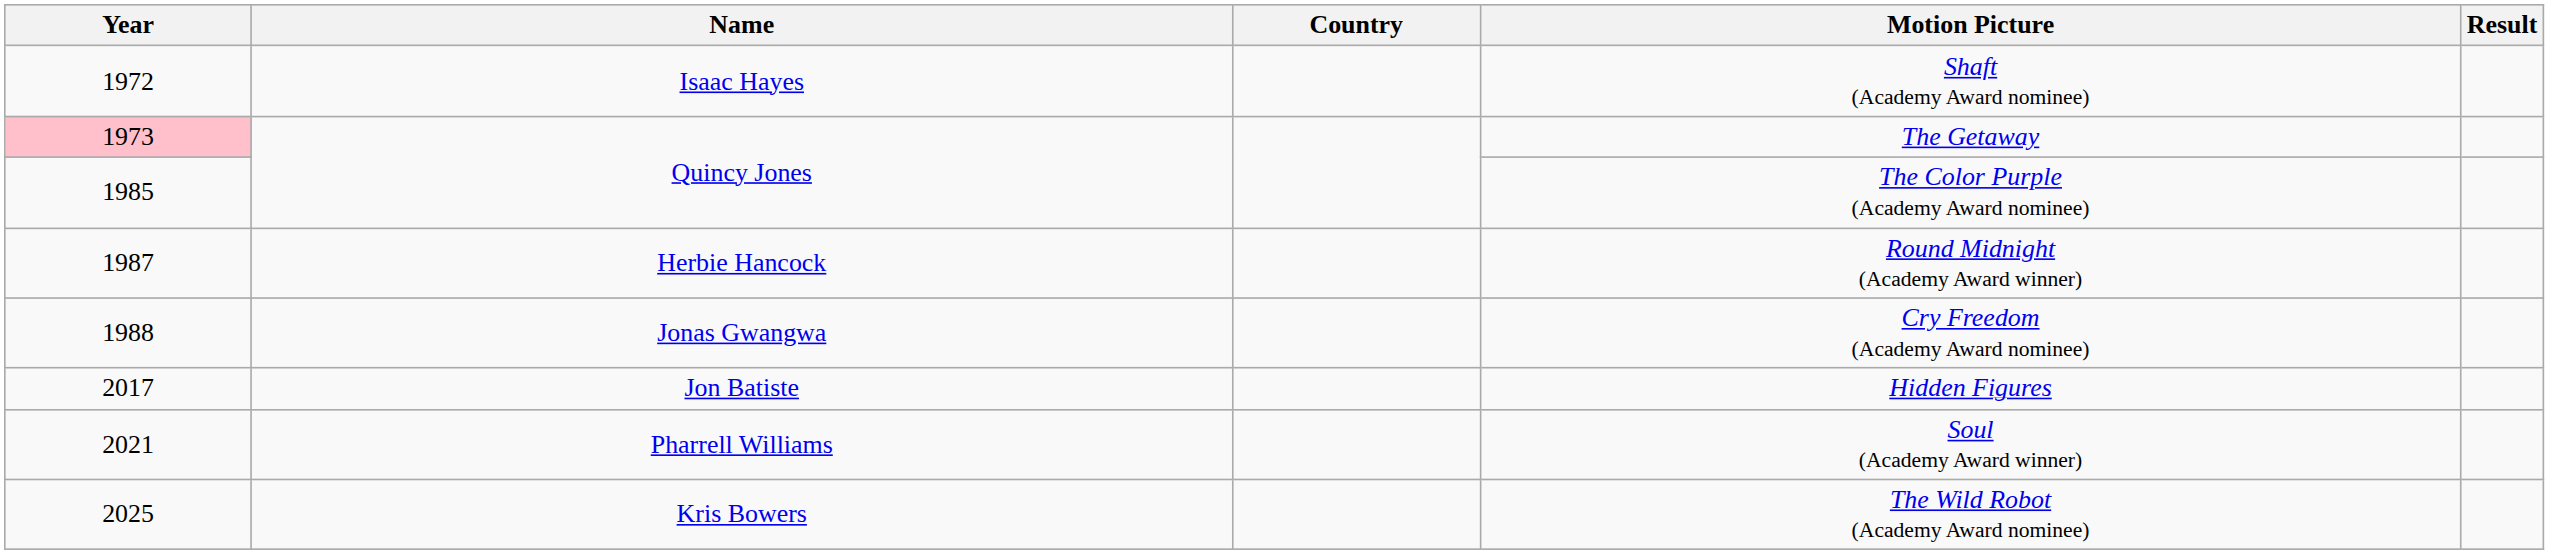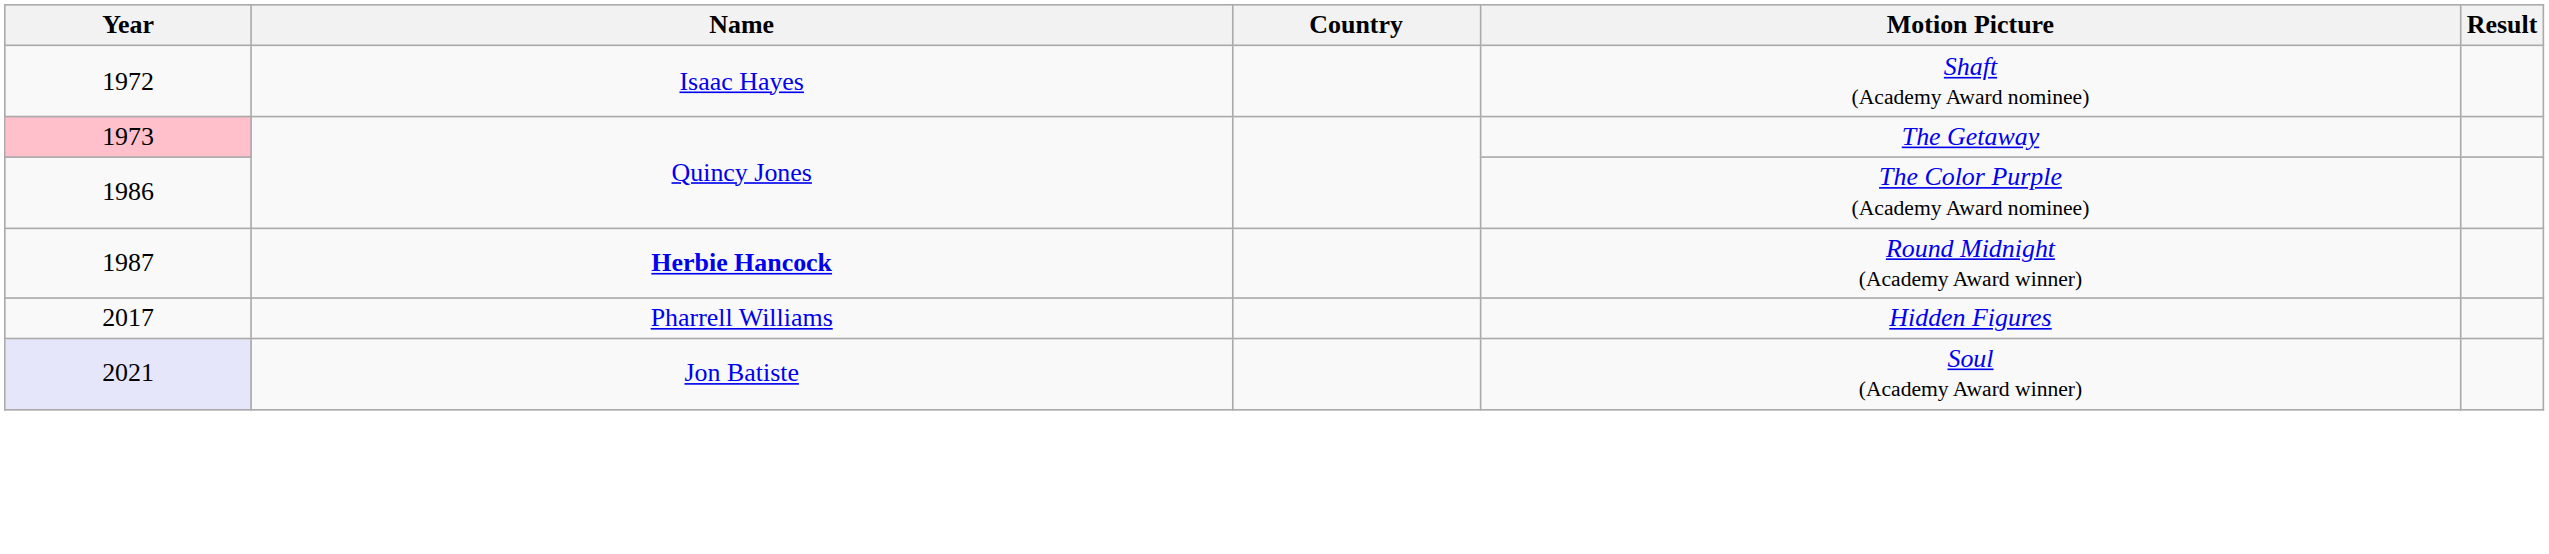(128, 192) 1985 -> (128, 192) 1986
(742, 262) normal -> (742, 262) bold
- row: (1971, 332)
(742, 388) Jon Batiste -> (742, 318) Pharrell Williams
(128, 444) no background -> (128, 373) lavender background
(742, 444) Pharrell Williams -> (742, 373) Jon Batiste
- row: (1971, 514)
